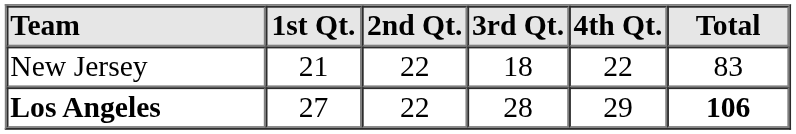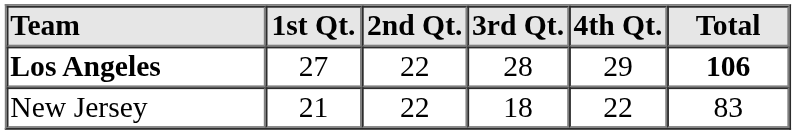rows swapped: (79, 66) <-> (86, 107)
